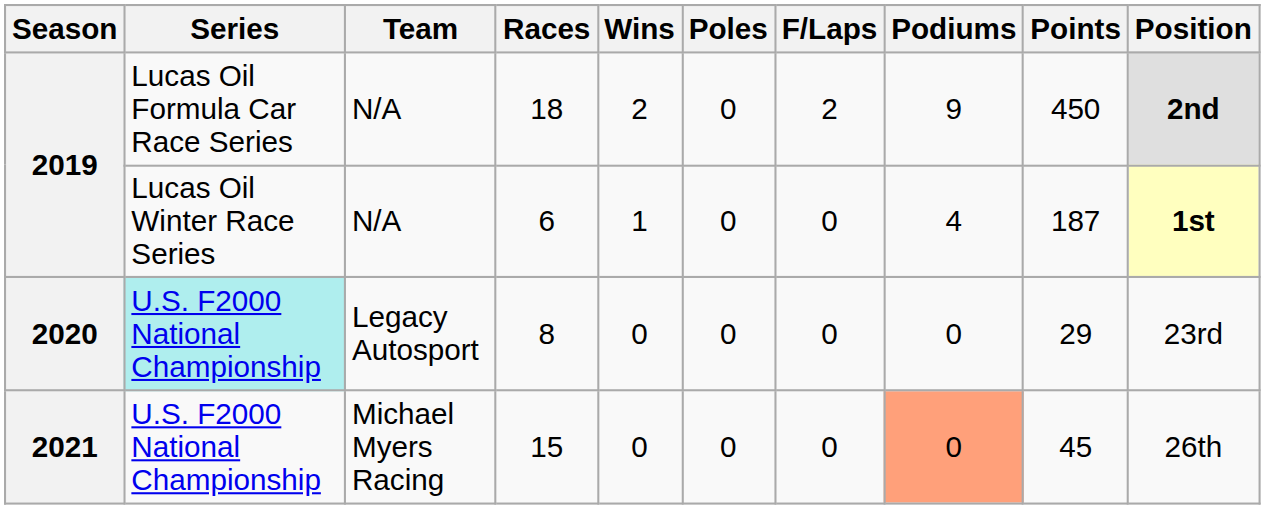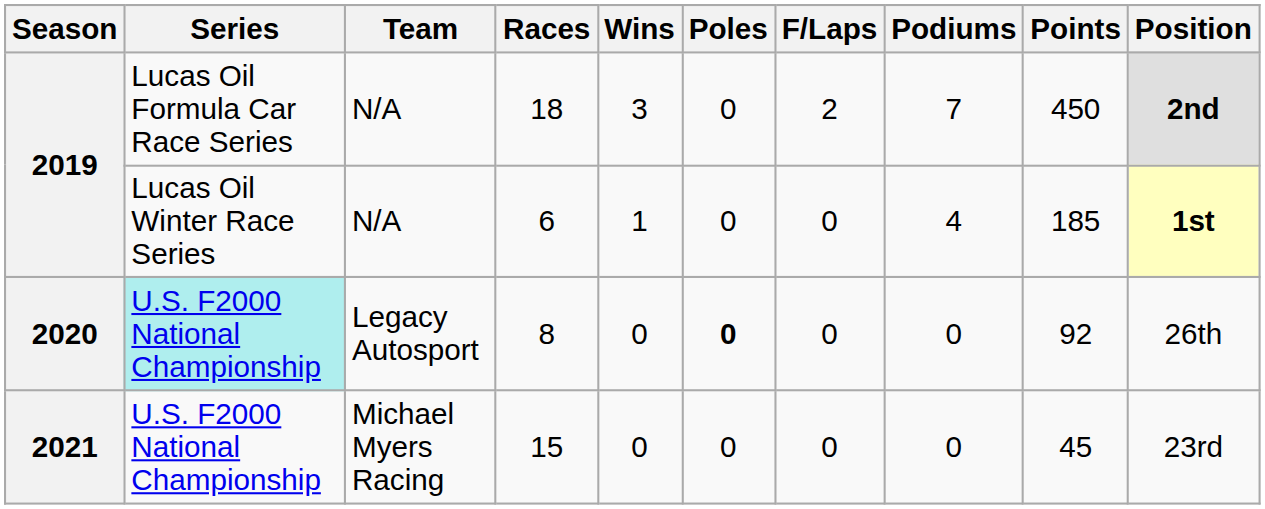(640, 109) 2 -> (640, 109) 3
(954, 109) 9 -> (954, 109) 7
(1076, 221) 187 -> (1076, 221) 185
(728, 334) normal -> (728, 334) bold
(1076, 334) 29 -> (1076, 334) 92
(1193, 334) 23rd -> (1193, 334) 26th
(954, 447) lightsalmon background -> (954, 447) no background
(1193, 447) 26th -> (1193, 447) 23rd
